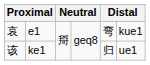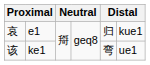(108, 31) 弯 -> (108, 31) 归
(108, 50) 归 -> (108, 50) 弯
